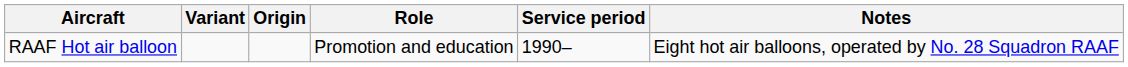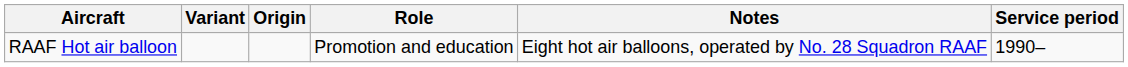columns swapped: (584, 18) <-> (886, 18)
